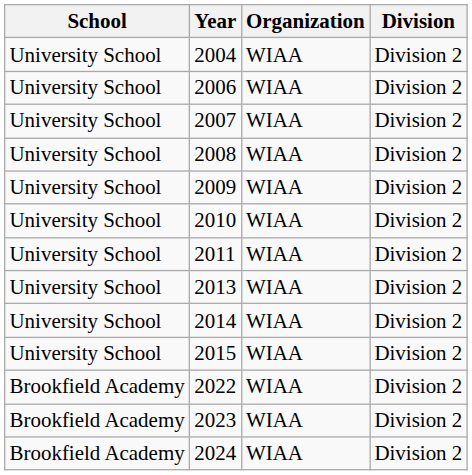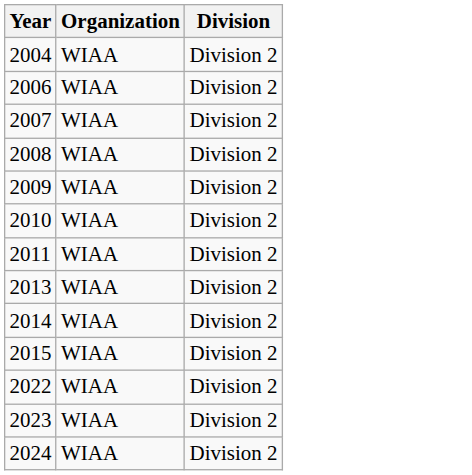- column: (97, 21)
